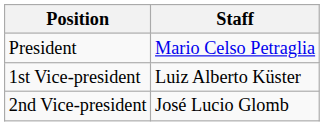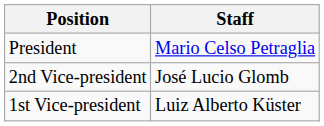rows swapped: (75, 76) <-> (78, 105)
